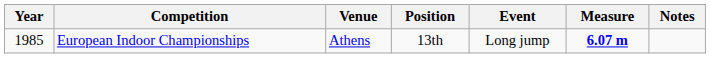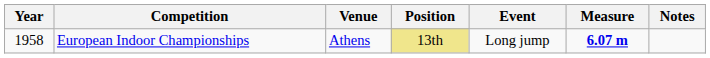(29, 40) 1985 -> (29, 40) 1958
(430, 40) no background -> (430, 40) khaki background
